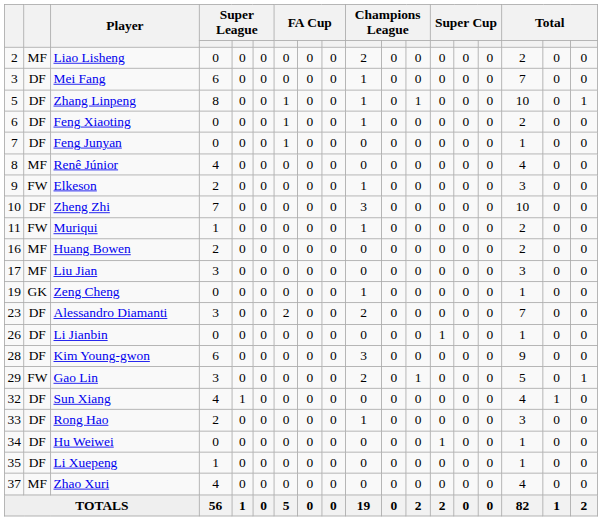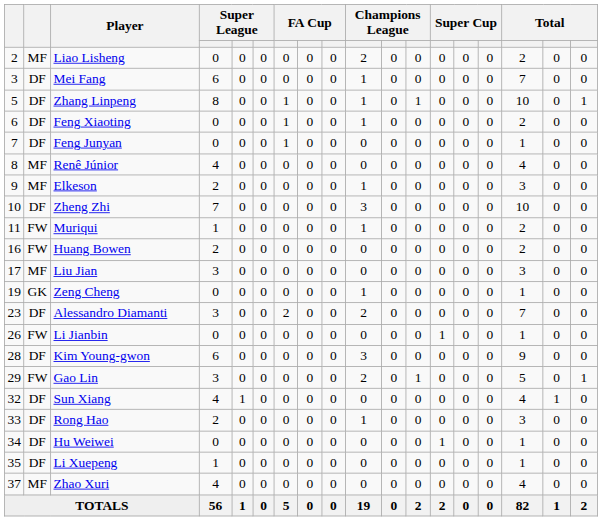(37, 185) FW -> (37, 185) MF
(37, 249) MF -> (37, 249) FW
(37, 334) DF -> (37, 334) FW
